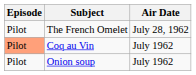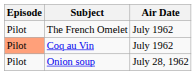(161, 29) July 28, 1962 -> (153, 29) July 1962
(153, 62) July 1962 -> (161, 62) July 28, 1962
